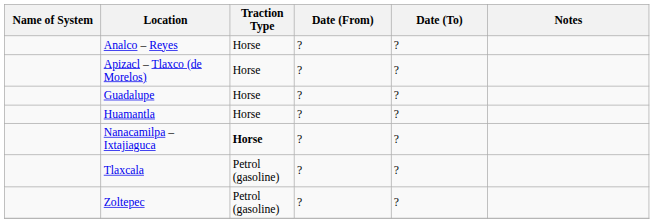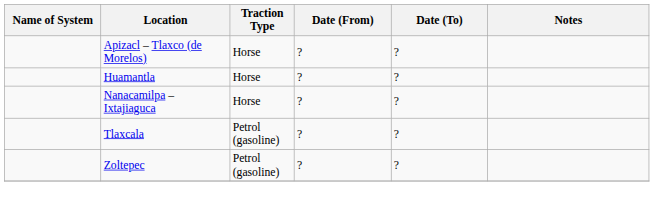- row: (141, 45)
- row: (129, 95)
(248, 139) bold -> (247, 102) normal
